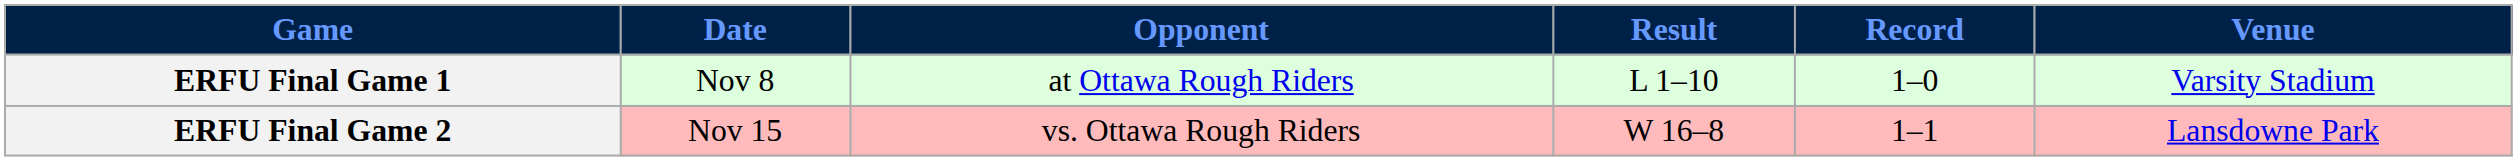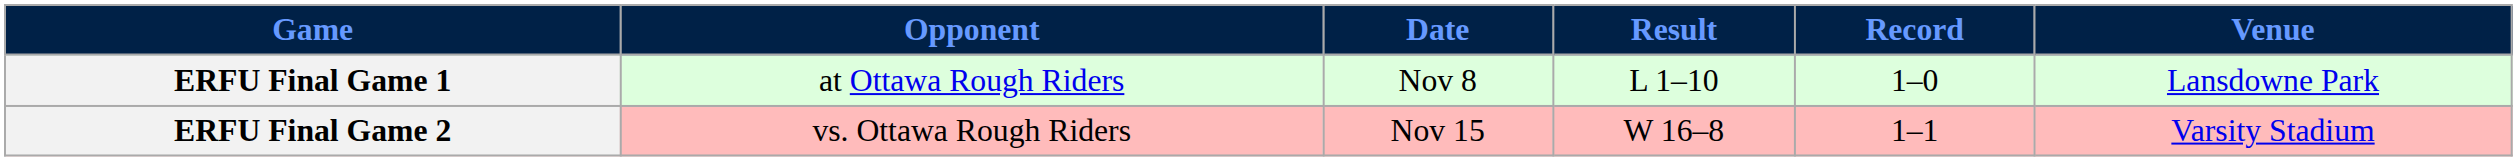columns swapped: (735, 29) <-> (1201, 29)
(2273, 79) Varsity Stadium -> (2273, 79) Lansdowne Park
(2273, 130) Lansdowne Park -> (2273, 130) Varsity Stadium
